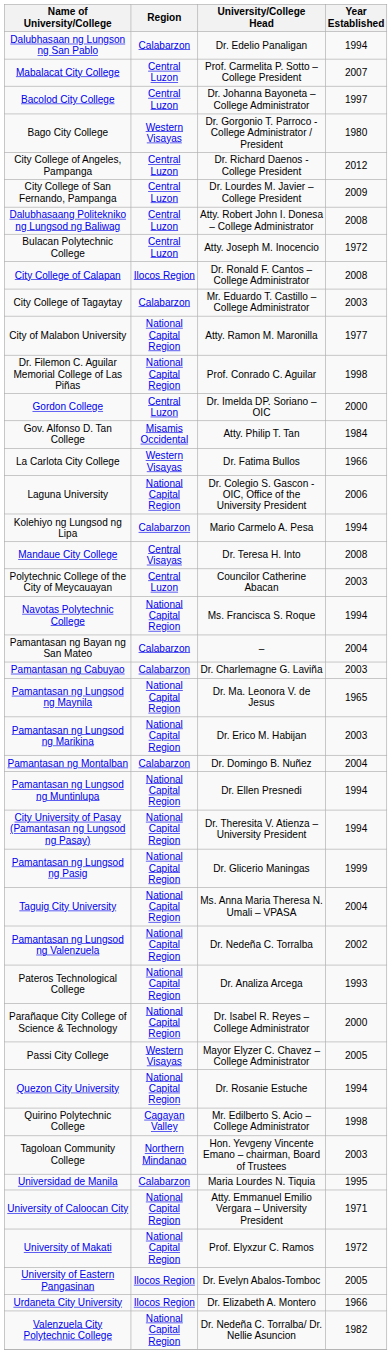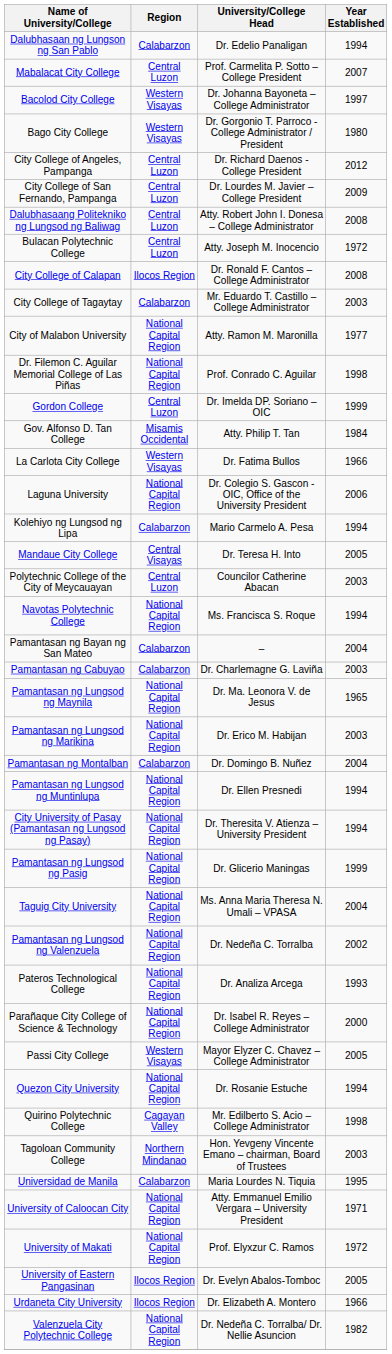(164, 100) Central Luzon -> (164, 100) Western Visayas
(356, 407) 2000 -> (356, 407) 1999
(356, 555) 2008 -> (356, 555) 2005
